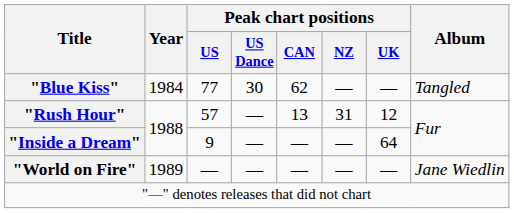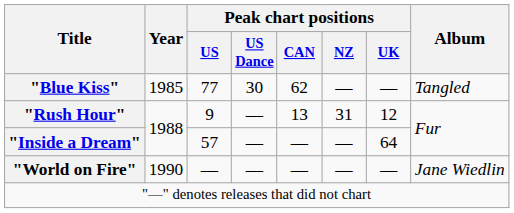(166, 86) 1984 -> (166, 86) 1985
(210, 114) 57 -> (210, 114) 9
(210, 141) 9 -> (210, 141) 57
(166, 169) 1989 -> (166, 169) 1990
